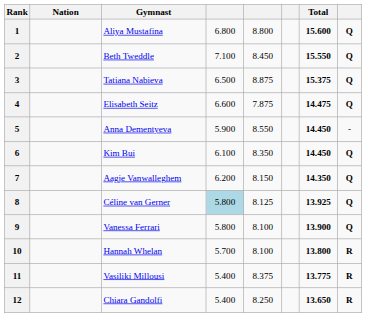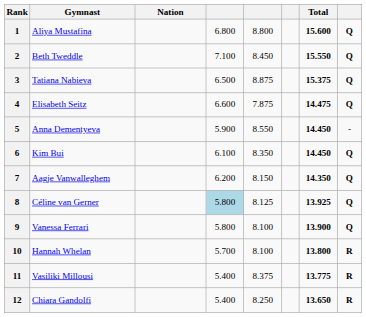columns swapped: (154, 11) <-> (66, 11)
